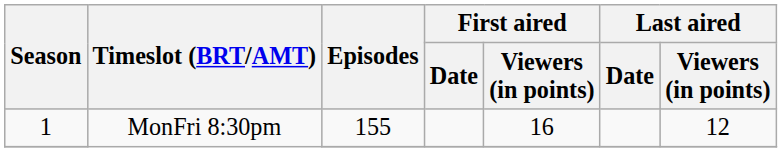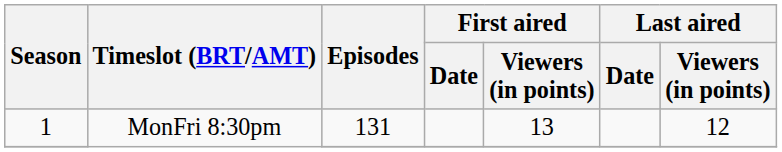(373, 127) 155 -> (373, 127) 131
(542, 127) 16 -> (542, 127) 13
